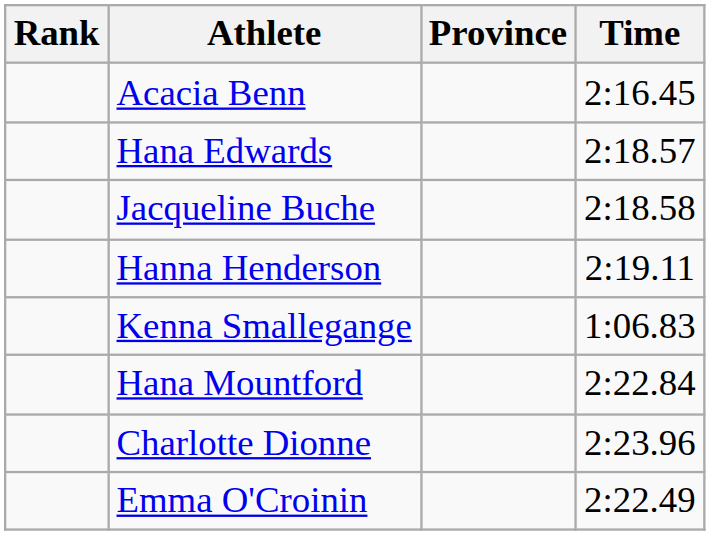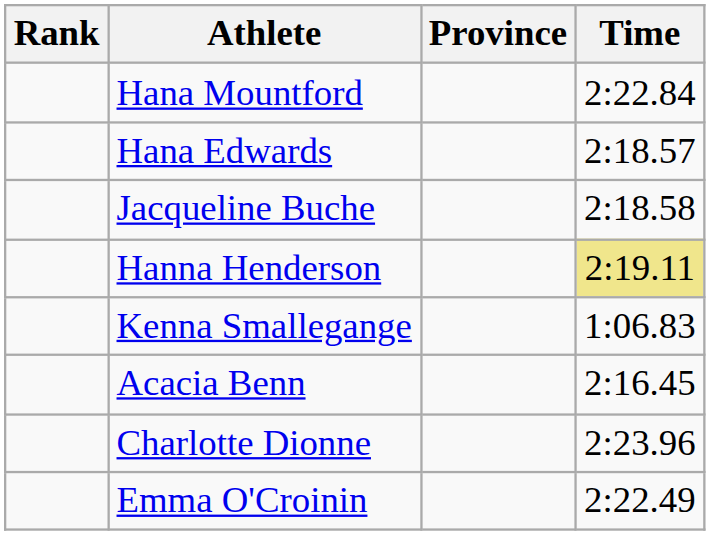rows swapped: (211, 92) <-> (240, 383)
(640, 267) no background -> (640, 267) khaki background
